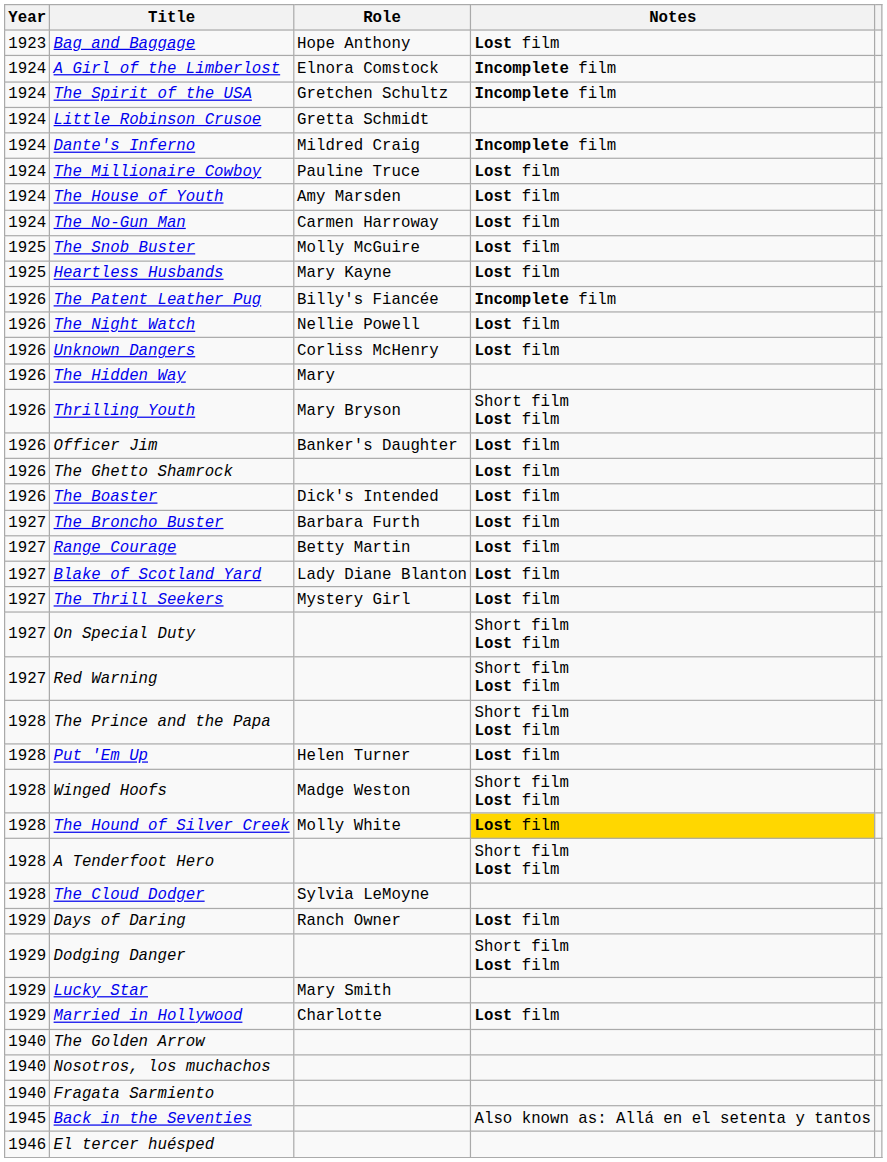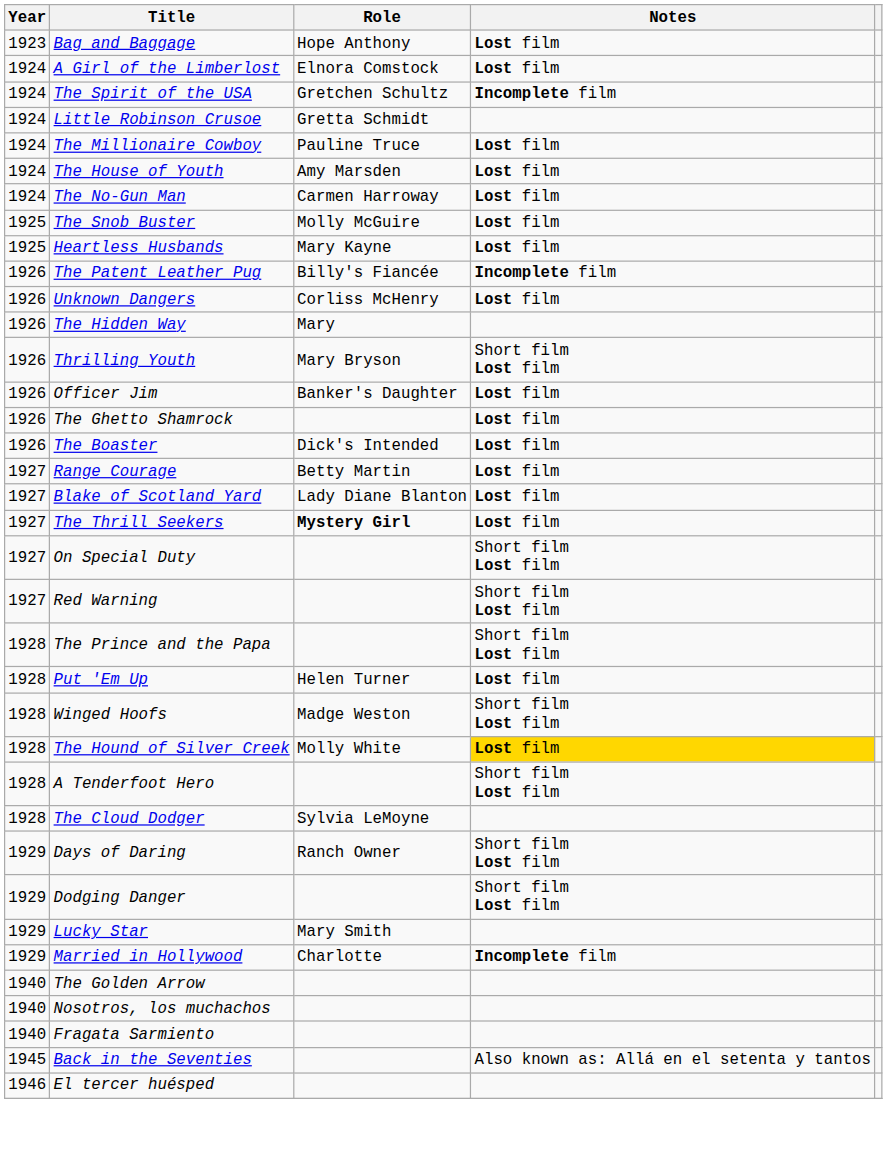(545, 69) Incomplete film -> (517, 69) Lost film
- row: (124, 146)
- row: (124, 325)
- row: (139, 523)
(354, 600) normal -> (354, 523) bold
(517, 921) Lost film -> (522, 853) Short film Lost film
(517, 1016) Lost film -> (545, 957) Incomplete film
